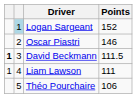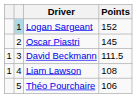(109, 41) 146 -> (109, 41) 145
(9, 56) bold -> (9, 56) normal
(108, 71) 111 -> (109, 71) 108
